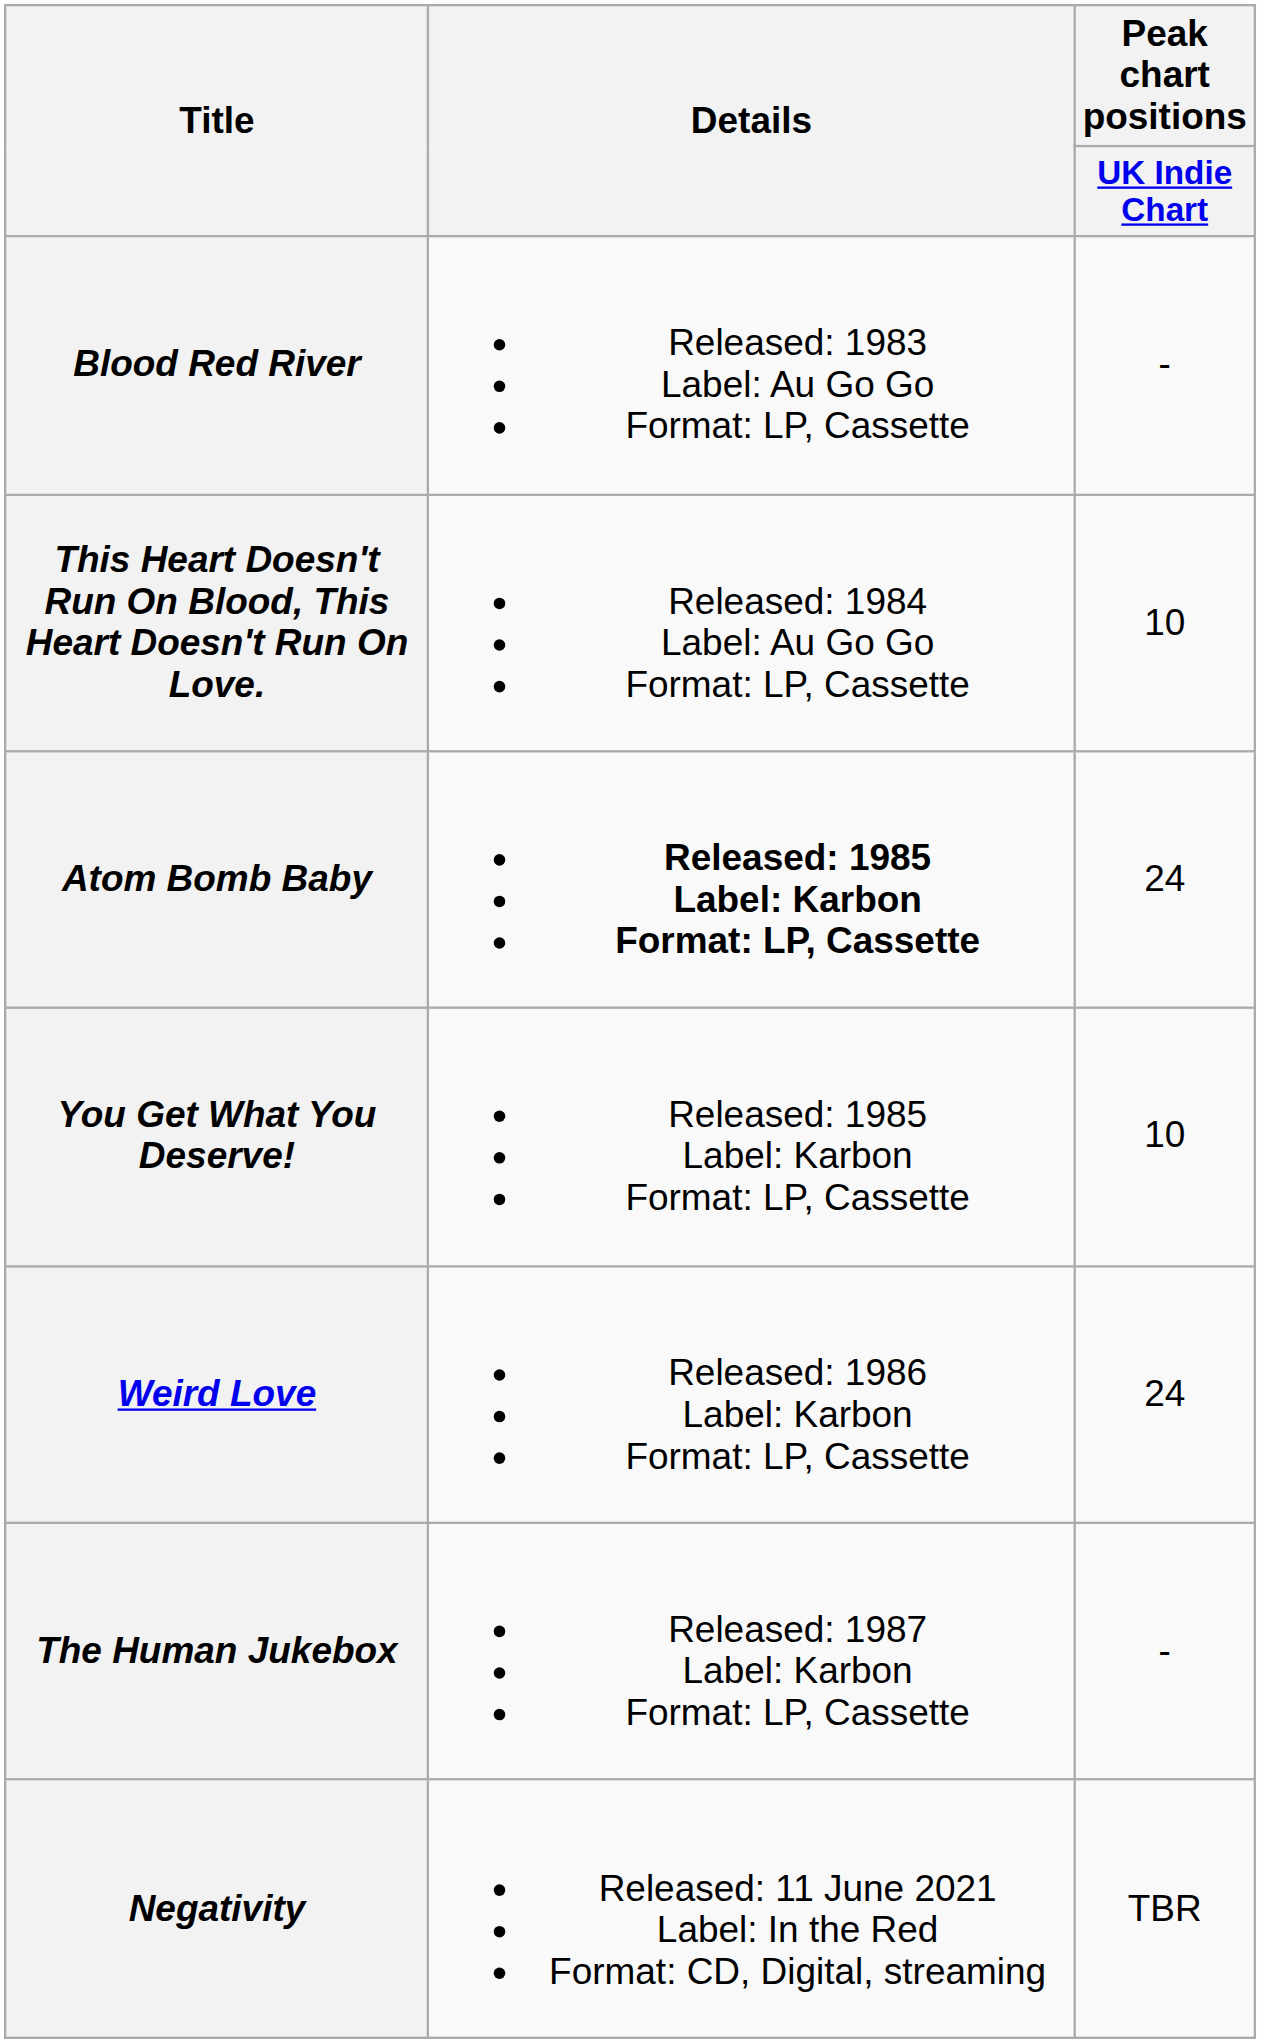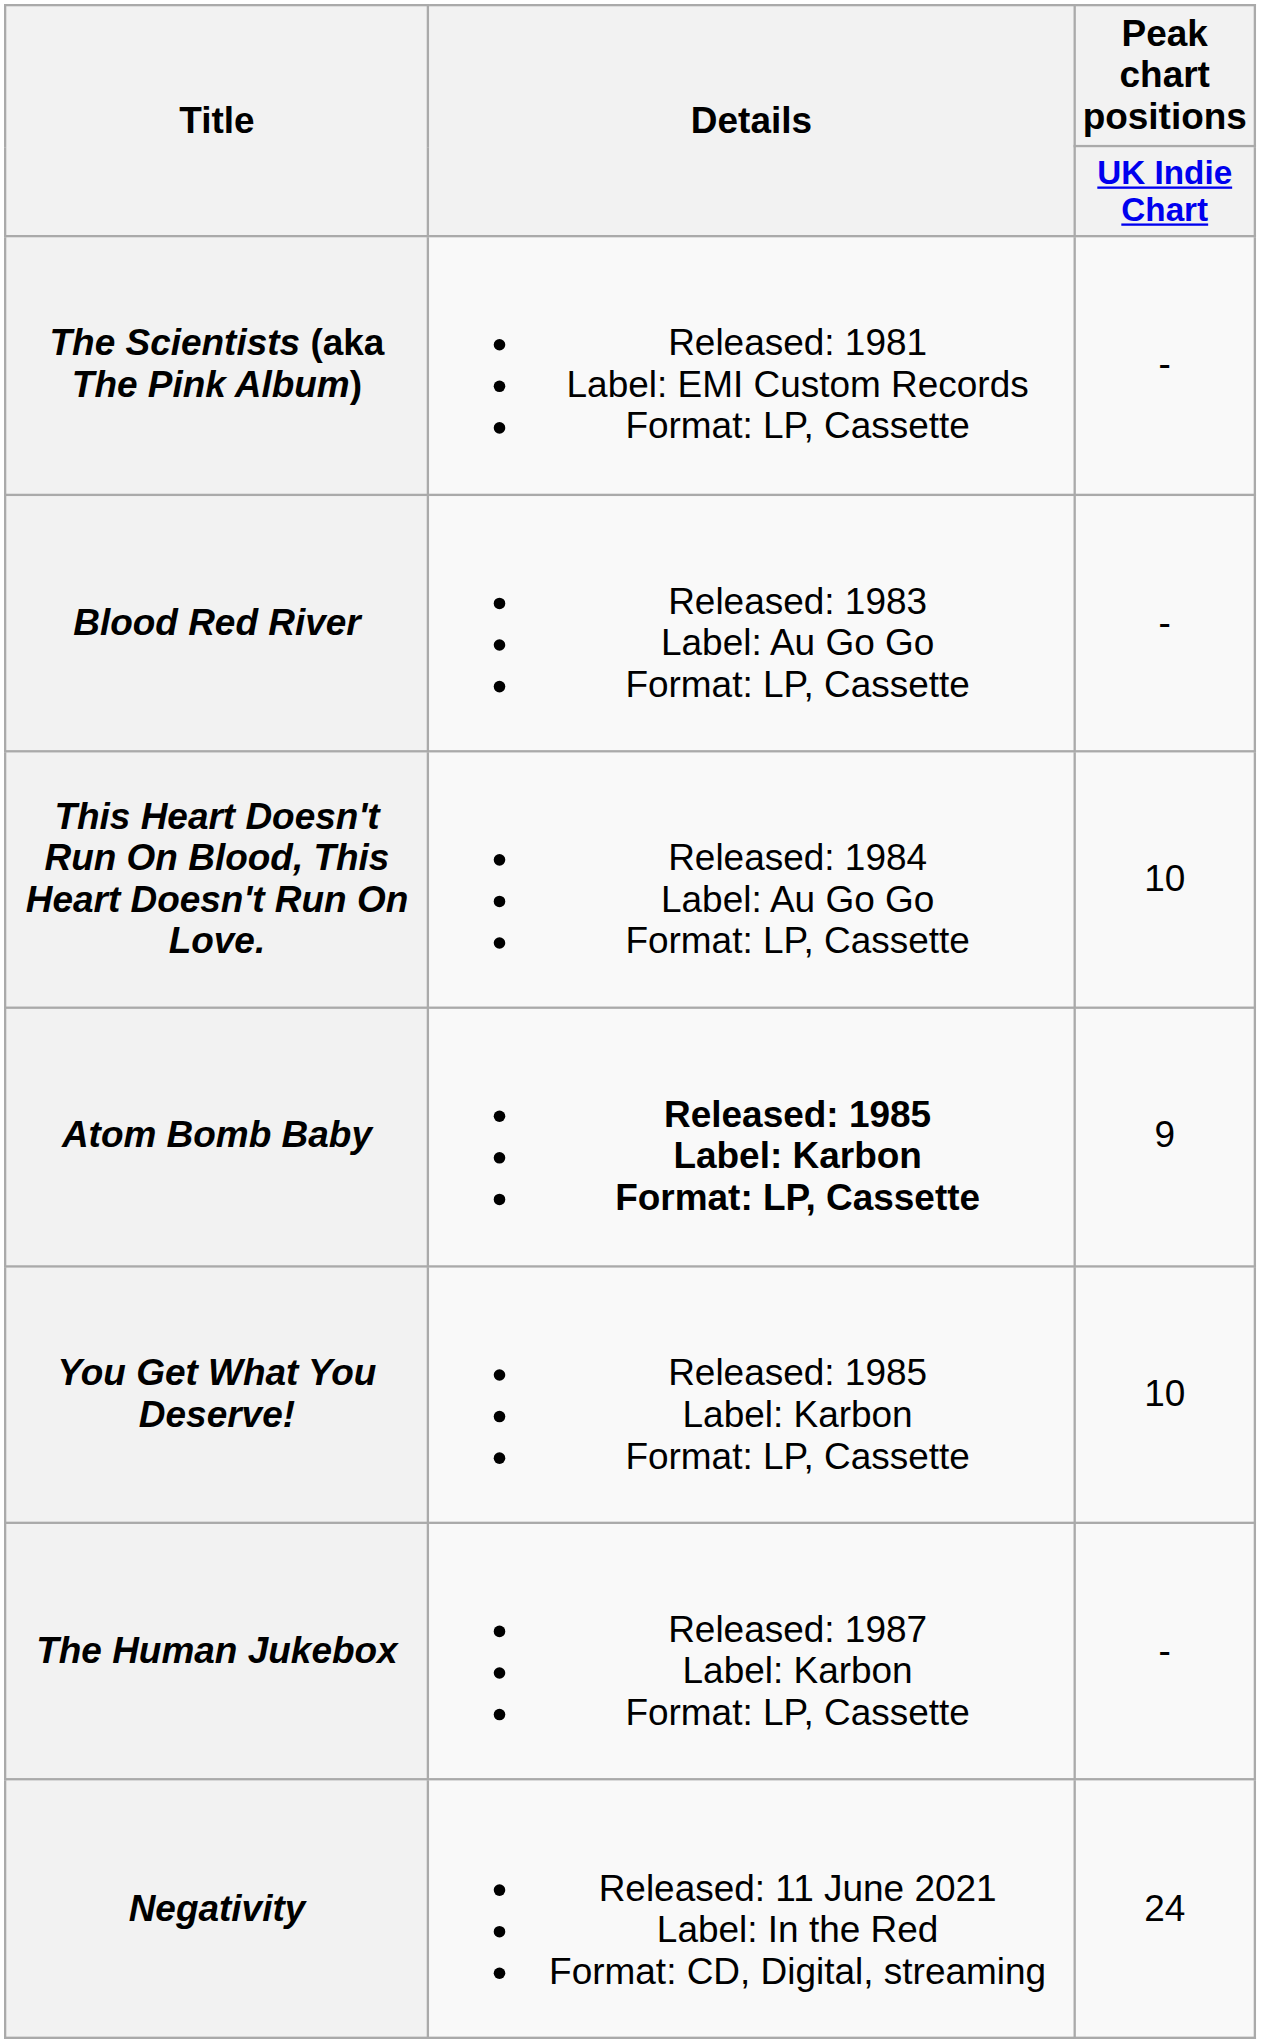+ row: (217, 364)
(1165, 878) 24 -> (1165, 1136) 9
- row: (217, 1393)
(1165, 1908) TBR -> (1165, 1908) 24
